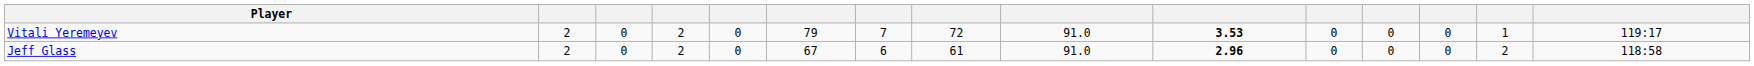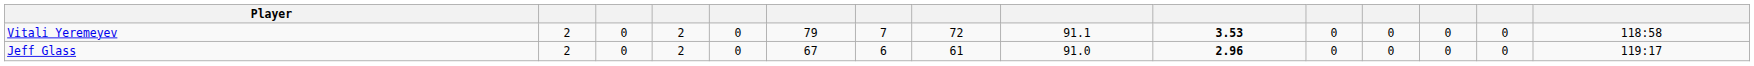(1077, 32) 91.0 -> (1077, 32) 91.1
(1505, 32) 1 -> (1505, 32) 0
(1641, 32) 119:17 -> (1641, 32) 118:58
(1505, 51) 2 -> (1505, 51) 0
(1641, 51) 118:58 -> (1641, 51) 119:17
